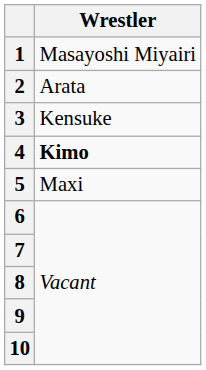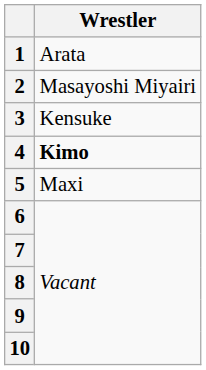(118, 53) Masayoshi Miyairi -> (62, 53) Arata
(62, 86) Arata -> (118, 86) Masayoshi Miyairi
